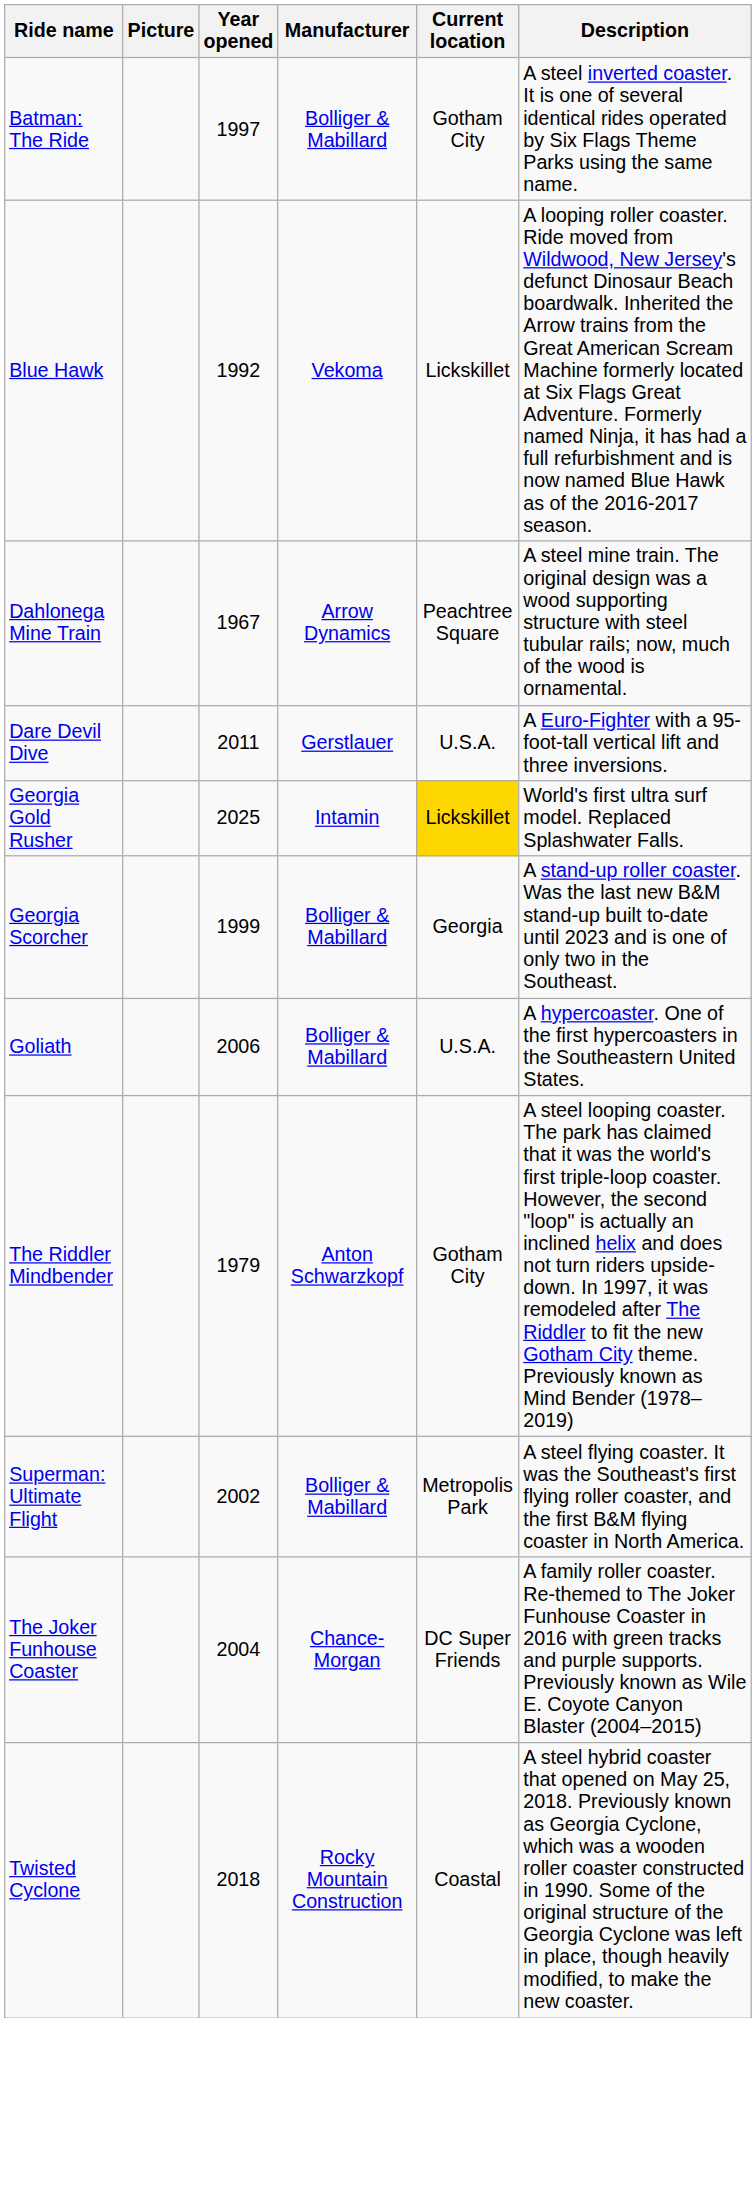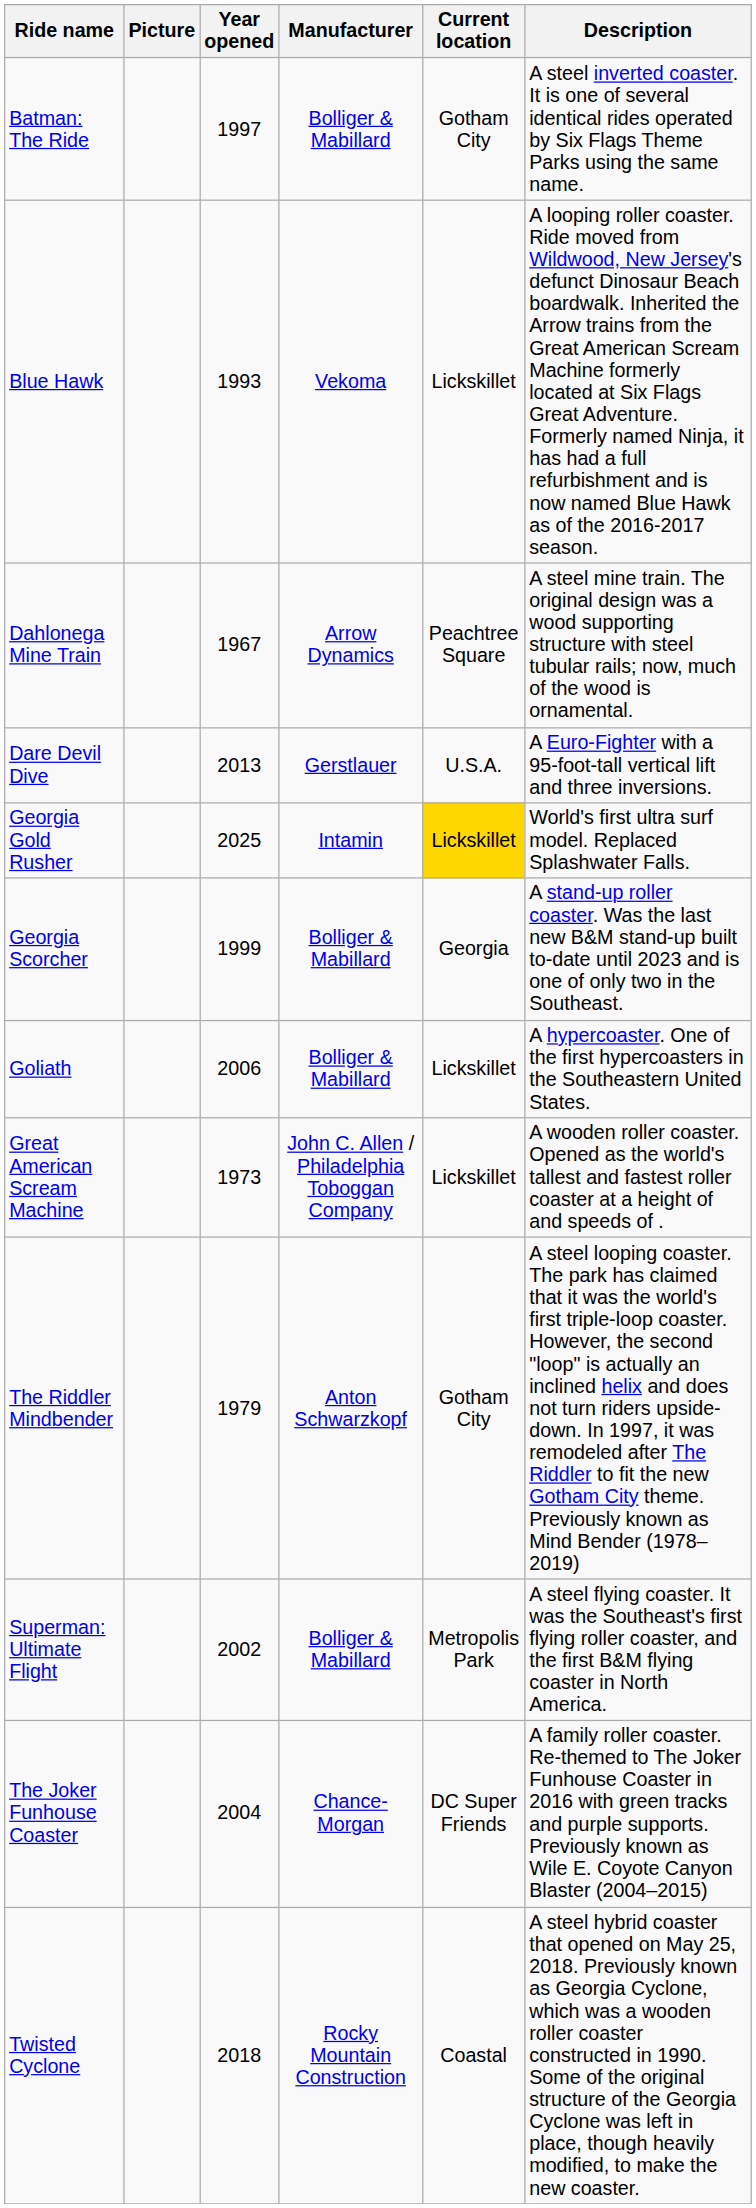(238, 370) 1992 -> (239, 381) 1993
(238, 742) 2011 -> (239, 764) 2013
(468, 1046) U.S.A. -> (474, 1068) Lickskillet
+ row: (51, 1177)
